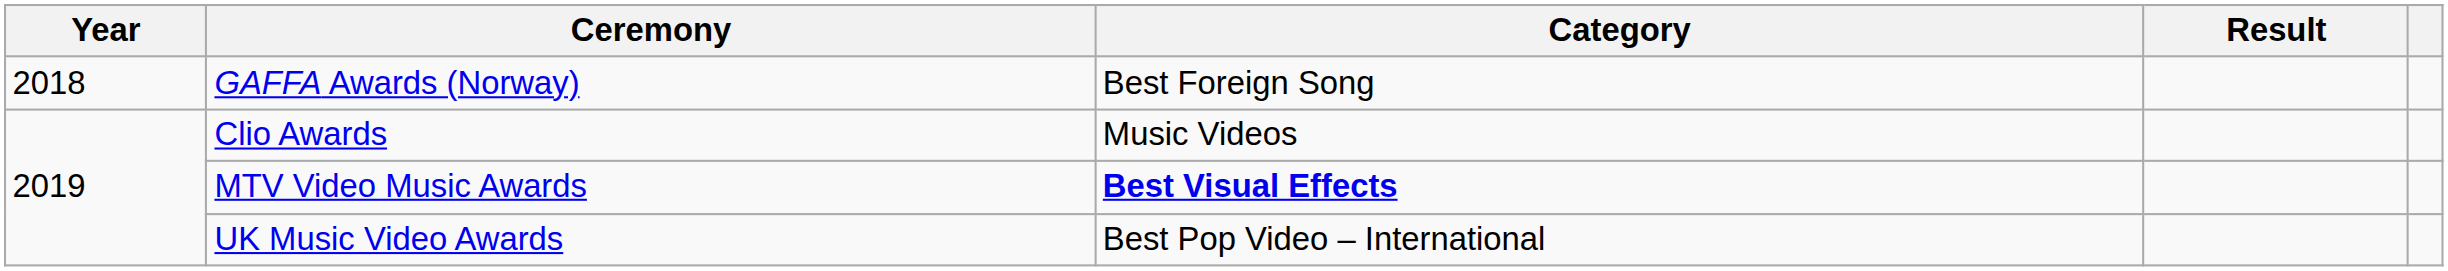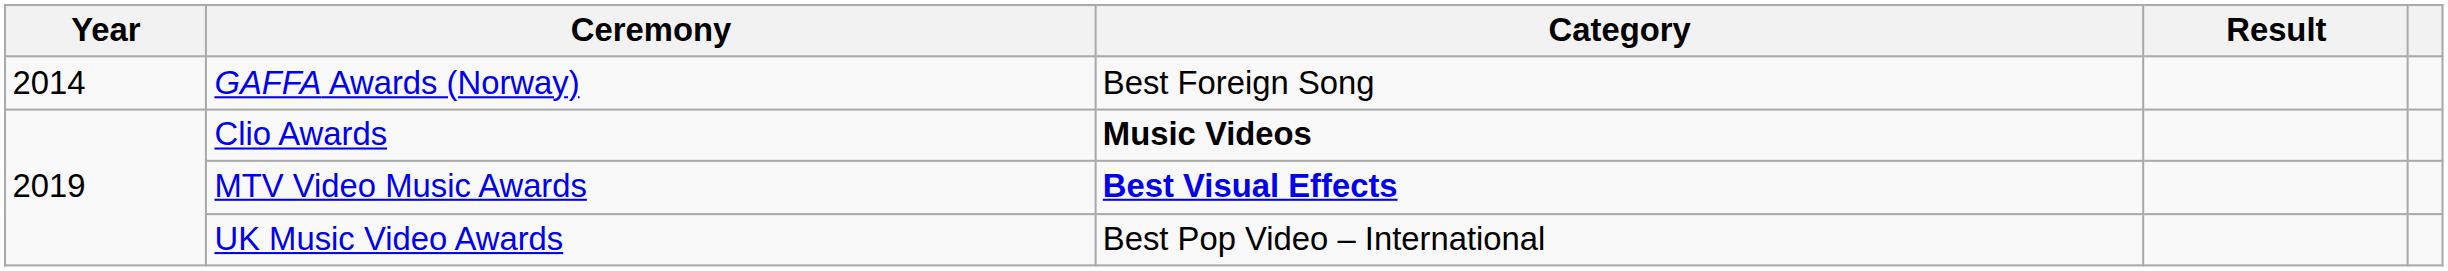(49, 82) 2018 -> (49, 82) 2014
(1200, 134) normal -> (1207, 134) bold
